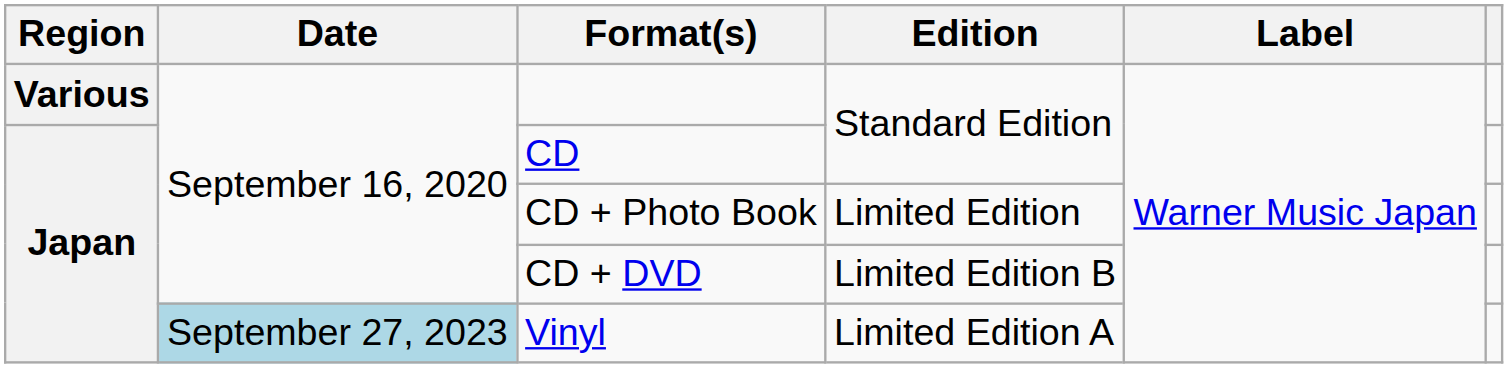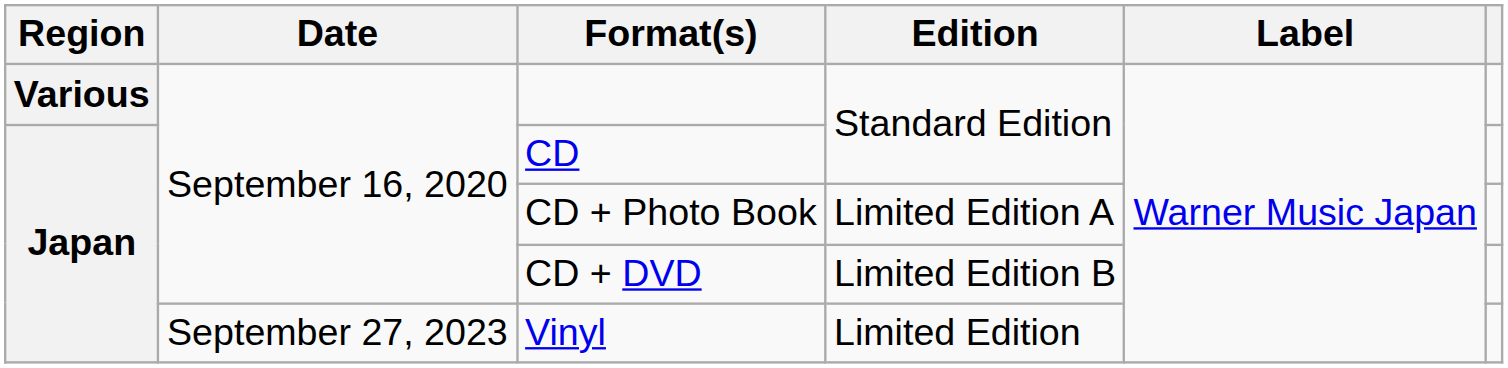(957, 213) Limited Edition -> (974, 213) Limited Edition A
(337, 332) lightblue background -> (337, 332) no background
(974, 332) Limited Edition A -> (957, 332) Limited Edition
